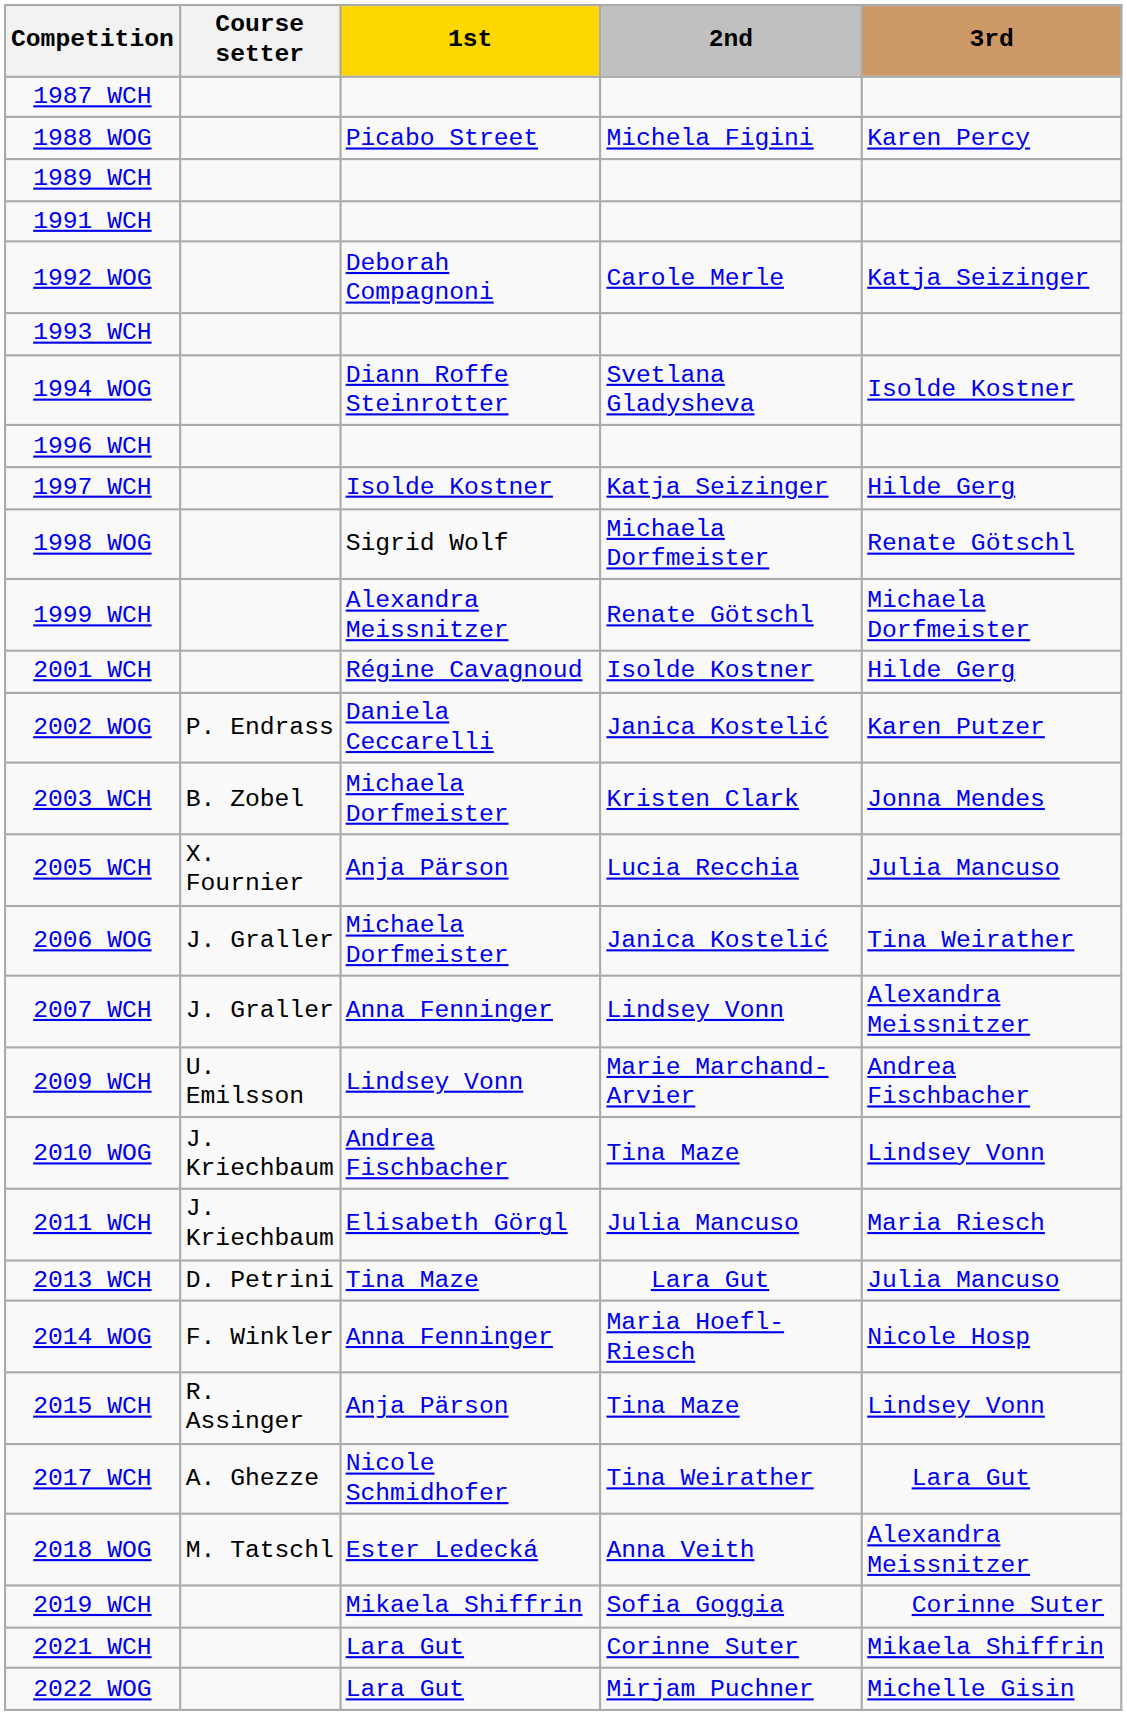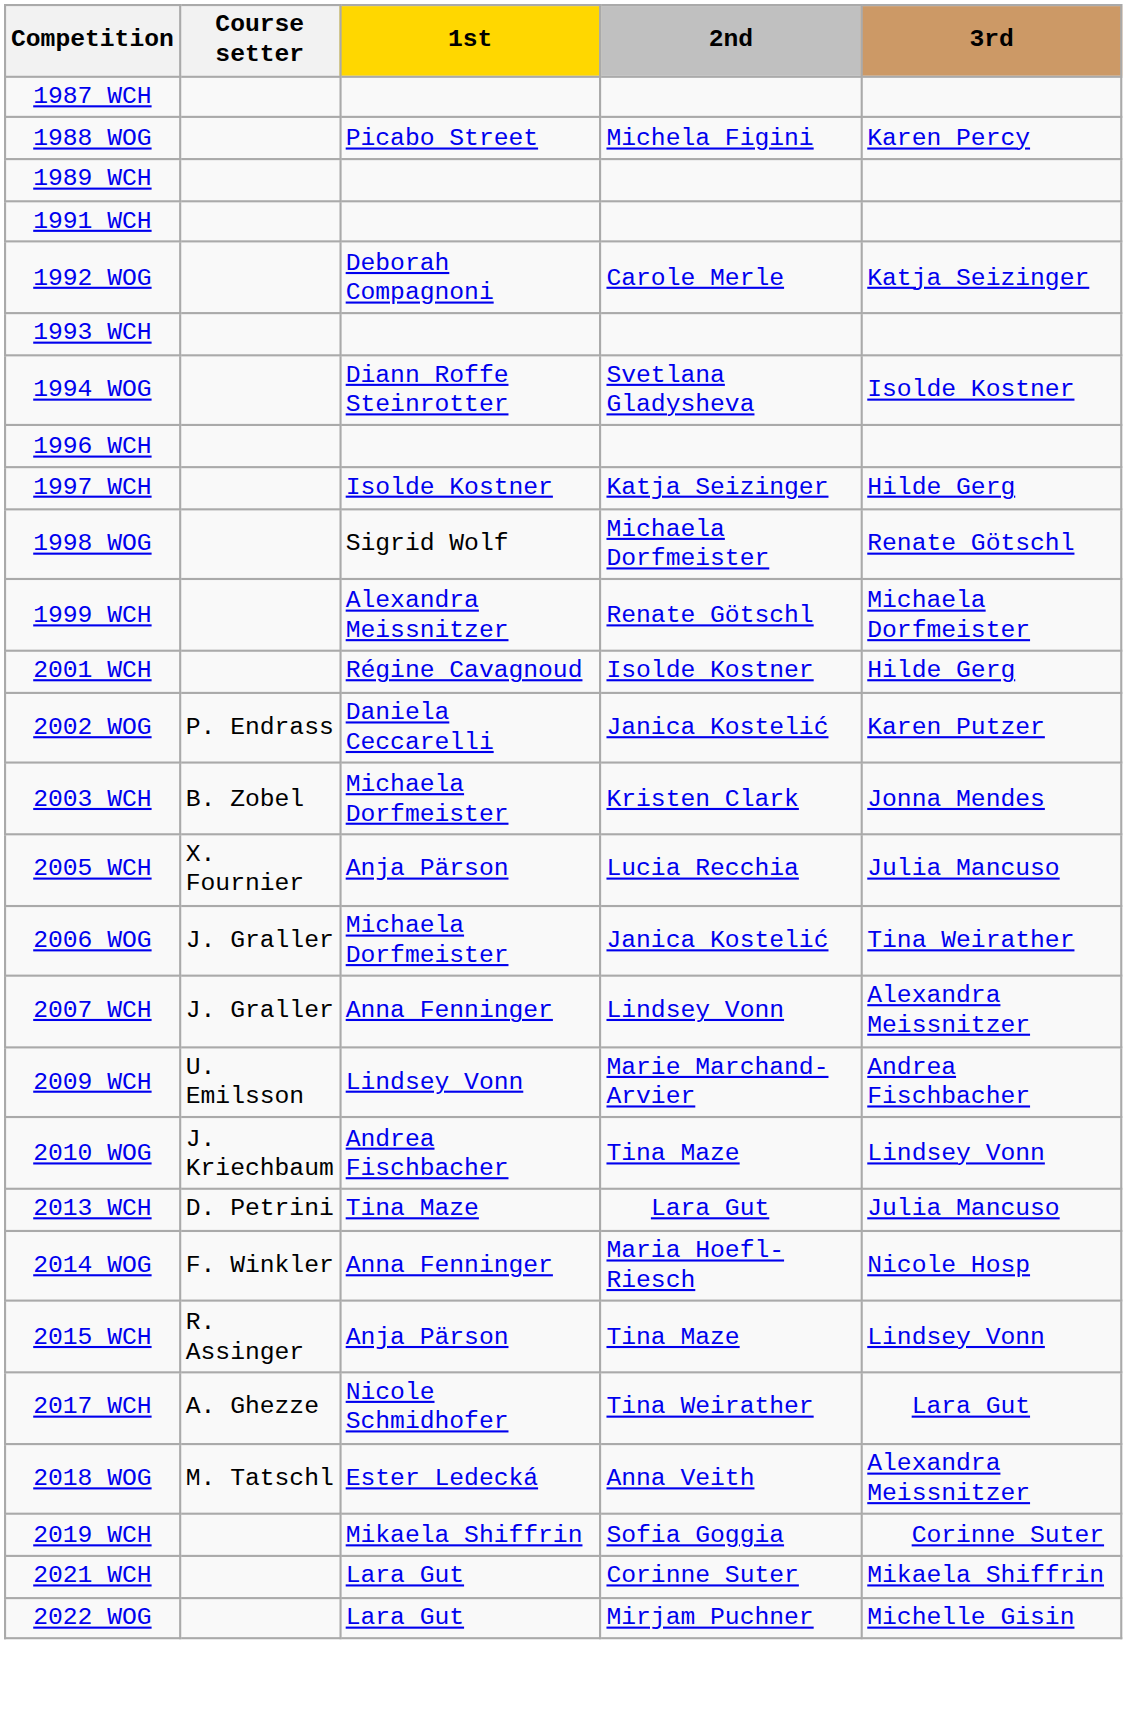- row: (92, 1224)
